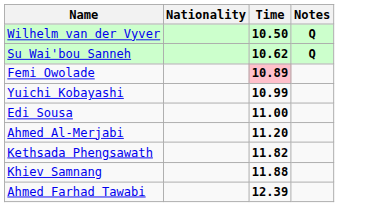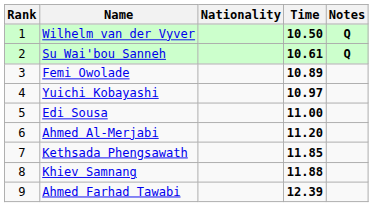+ column: (22, 14)
(270, 54) 10.62 -> (305, 54) 10.61
(270, 73) pink background -> (305, 73) no background
(270, 93) 10.99 -> (305, 93) 10.97
(270, 152) 11.82 -> (305, 152) 11.85
